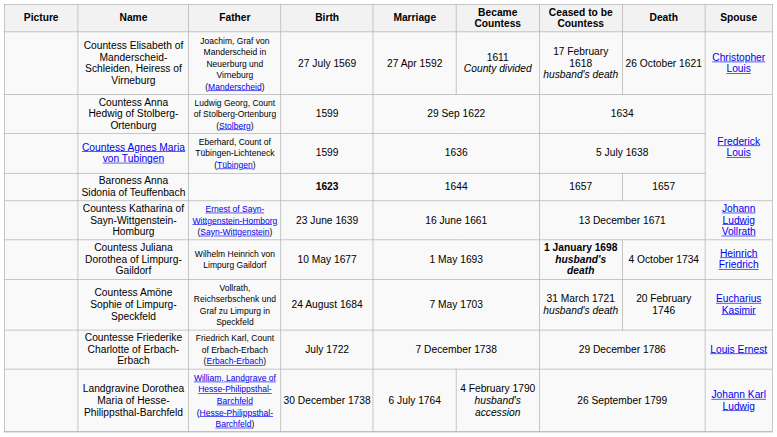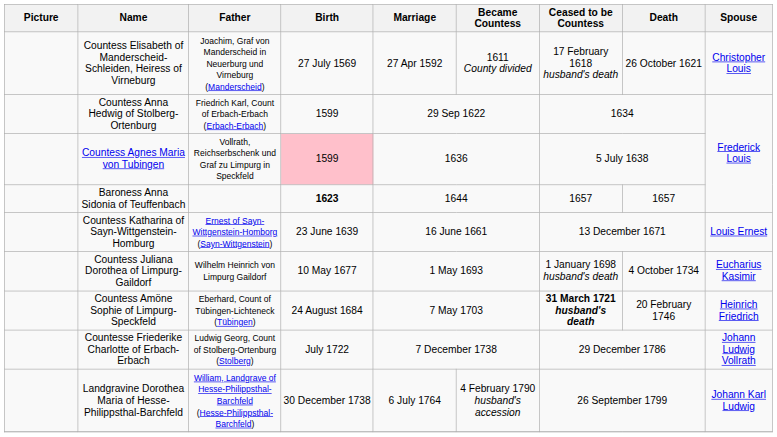(235, 114) Ludwig Georg, Count of Stolberg-Ortenburg (Stolberg) -> (235, 114) Friedrich Karl, Count of Erbach-Erbach (Erbach-Erbach)
(235, 154) Eberhard, Count of Tübingen-Lichteneck (Tübingen) -> (235, 159) Vollrath, Reichserbschenk und Graf zu Limpurg in Speckfeld
(327, 153) no background -> (327, 159) pink background
(739, 220) Johann Ludwig Vollrath -> (739, 232) Louis Ernest
(581, 259) bold -> (581, 271) normal
(739, 259) Heinrich Friedrich -> (739, 271) Eucharius Kasimir
(235, 305) Vollrath, Reichserbschenk und Graf zu Limpurg in Speckfeld -> (235, 311) Eberhard, Count of Tübingen-Lichteneck (Tübingen)
(581, 304) normal -> (581, 310) bold
(739, 304) Eucharius Kasimir -> (739, 310) Heinrich Friedrich
(235, 350) Friedrich Karl, Count of Erbach-Erbach (Erbach-Erbach) -> (235, 350) Ludwig Georg, Count of Stolberg-Ortenburg (Stolberg)
(739, 349) Louis Ernest -> (739, 349) Johann Ludwig Vollrath
